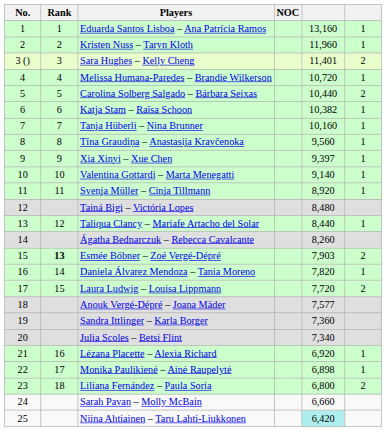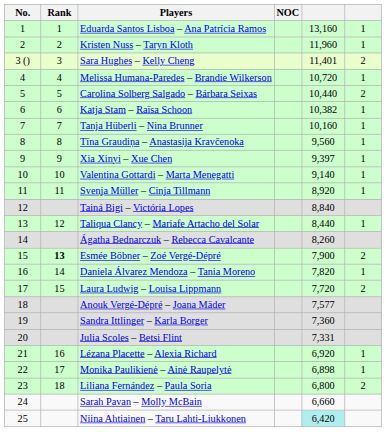(323, 207) 8,480 -> (323, 207) 8,840
(323, 256) 7,903 -> (323, 256) 7,900
(323, 337) 7,340 -> (323, 337) 7,331
